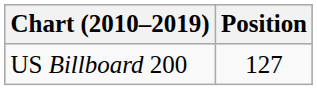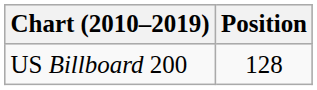(264, 63) 127 -> (264, 63) 128
